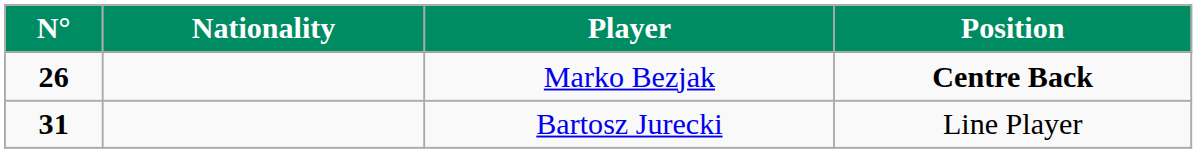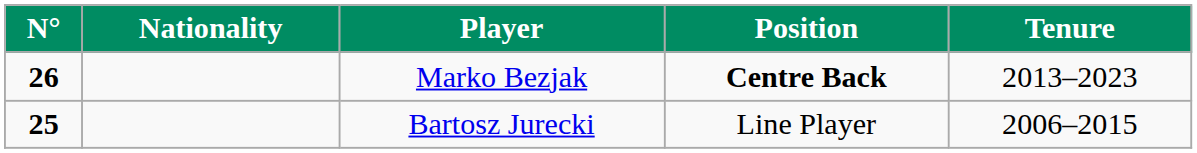+ column: (1070, 28)
(54, 123) 31 -> (44, 123) 25
